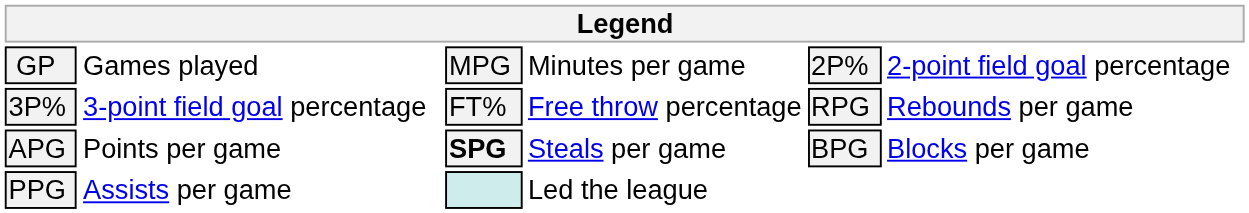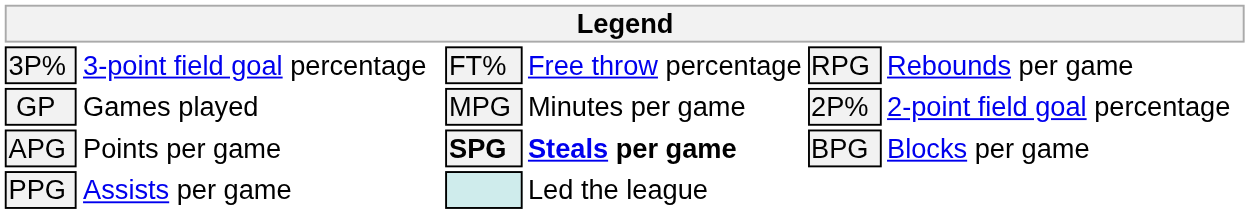rows swapped: (32, 65) <-> (41, 107)
(627, 148) normal -> (632, 148) bold
